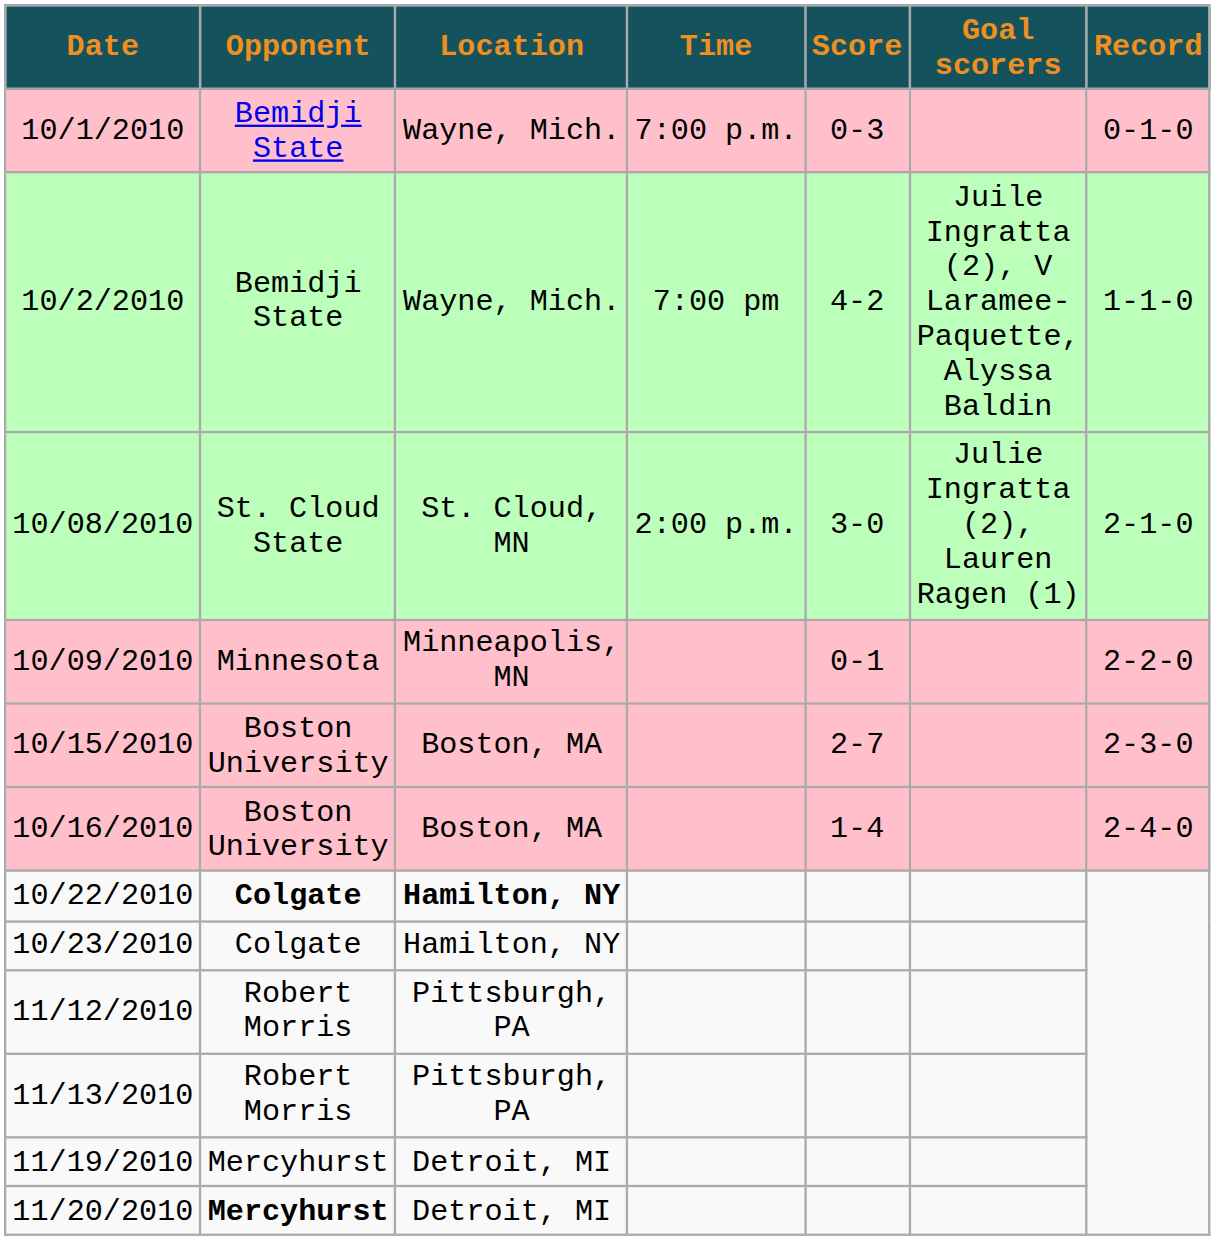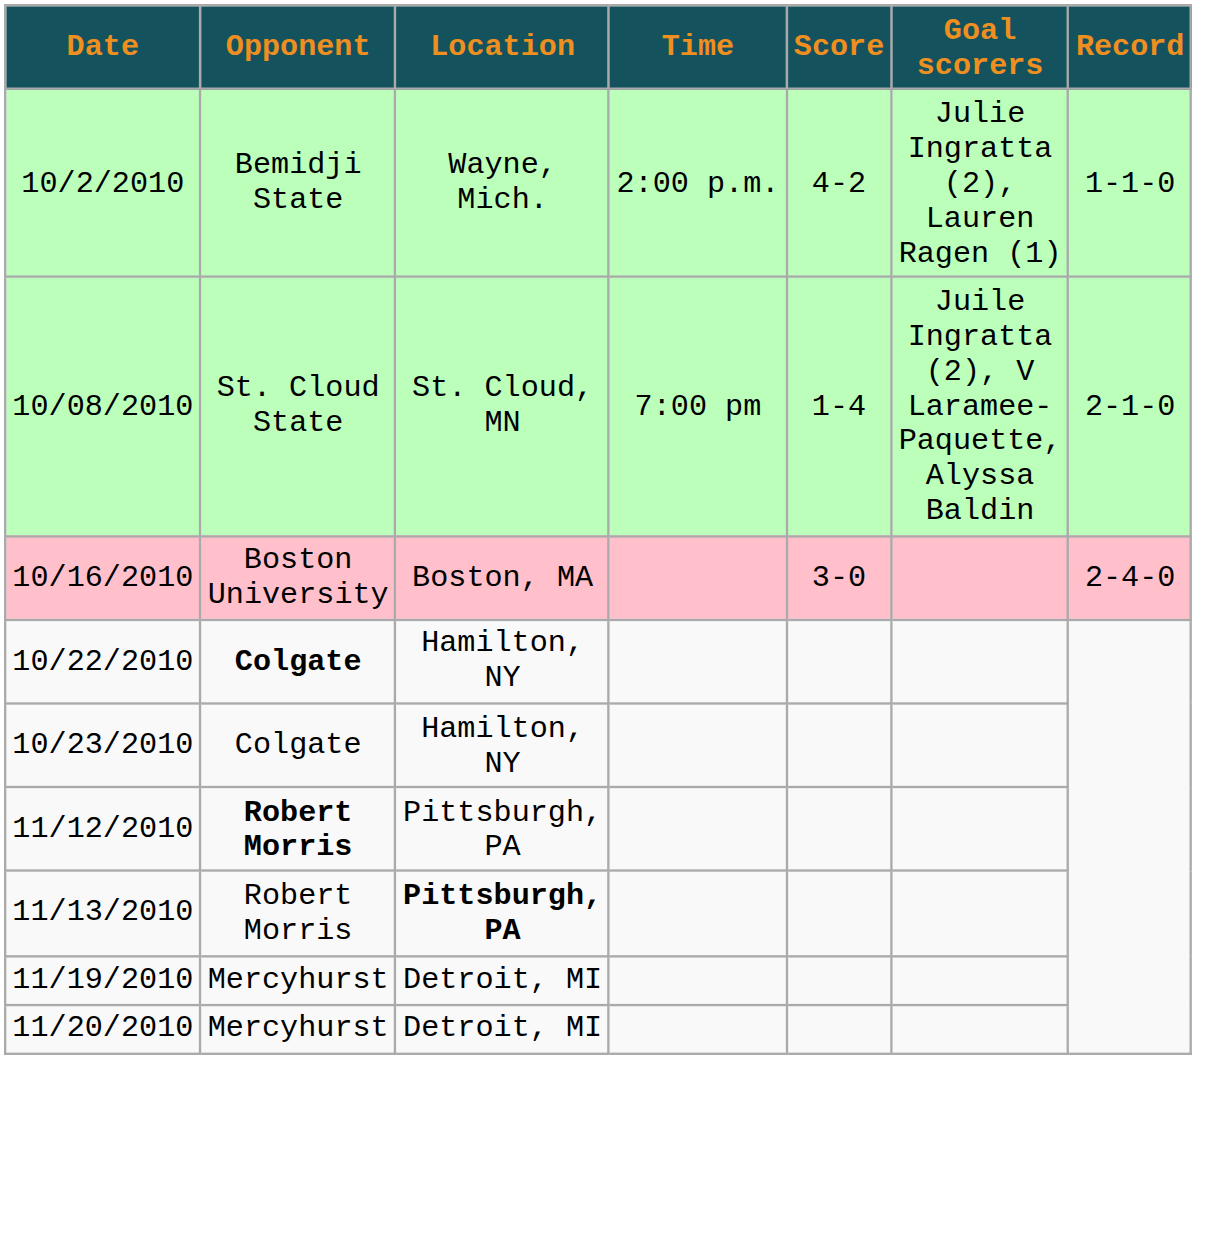- row: (103, 131)
(716, 302) 7:00 pm -> (698, 183) 2:00 p.m.
(998, 302) Juile Ingratta (2), V Laramee-Paquette, Alyssa Baldin -> (980, 183) Julie Ingratta (2), Lauren Ragen (1)
(716, 525) 2:00 p.m. -> (698, 406) 7:00 pm
(857, 525) 3-0 -> (839, 406) 1-4
(998, 525) Julie Ingratta (2), Lauren Ragen (1) -> (980, 406) Juile Ingratta (2), V Laramee-Paquette, Alyssa Baldin
- row: (103, 661)
- row: (103, 745)
(857, 829) 1-4 -> (839, 577) 3-0
(512, 896) bold -> (503, 661) normal
(298, 1012) normal -> (298, 829) bold
(512, 1095) normal -> (503, 913) bold
(298, 1211) bold -> (298, 1029) normal
